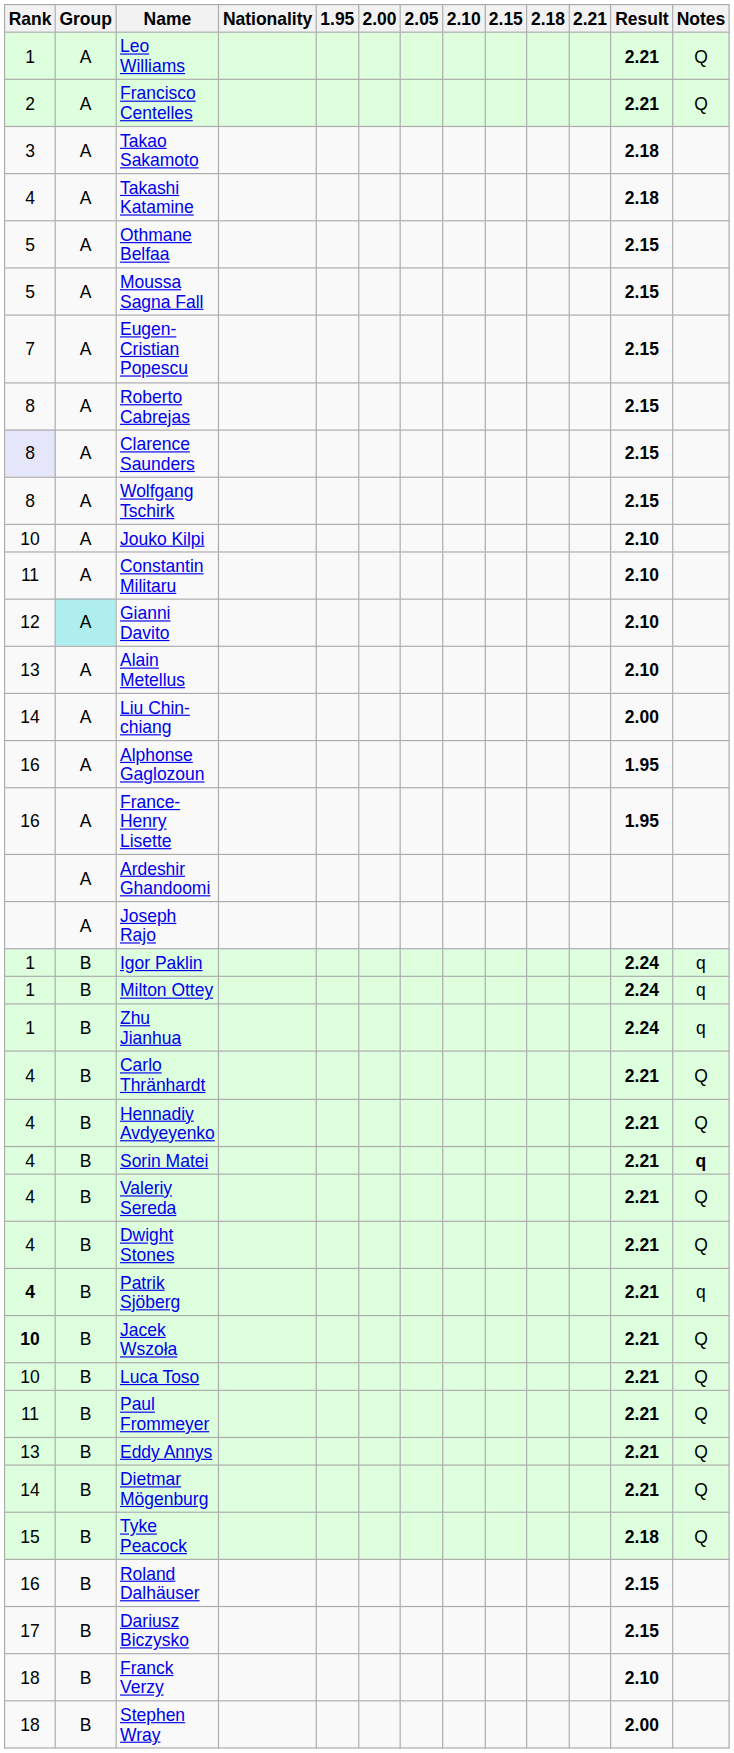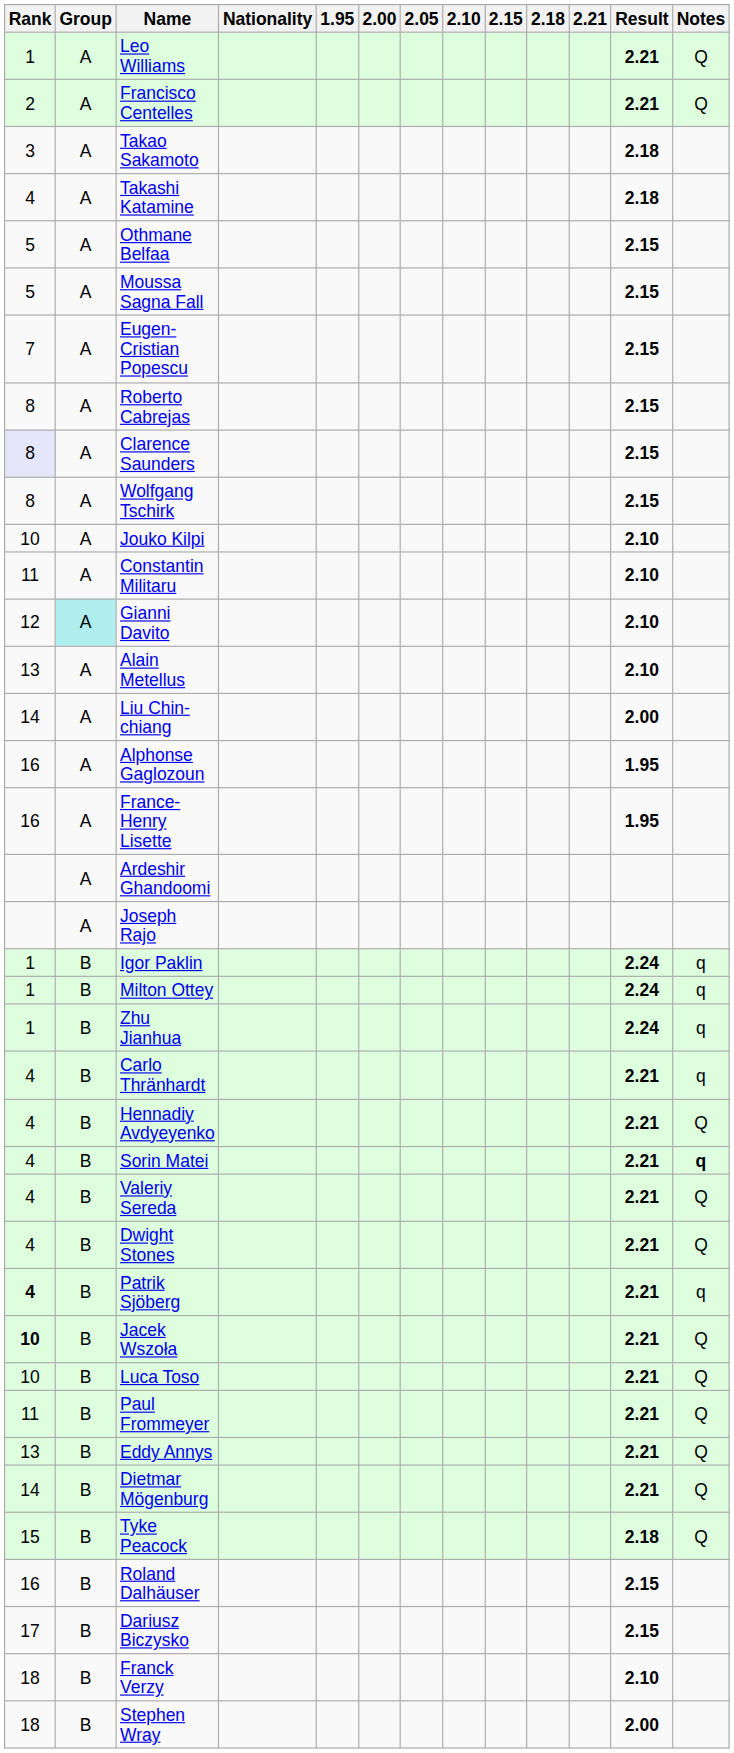(701, 1075) Q -> (701, 1075) q
